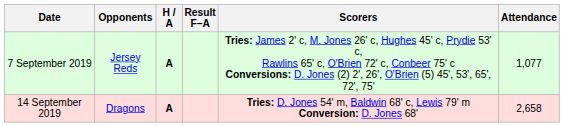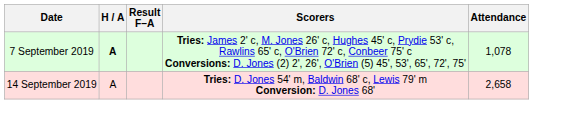- column: (125, 18)
(529, 63) 1,077 -> (498, 51) 1,078
(169, 108) bold -> (113, 85) normal
